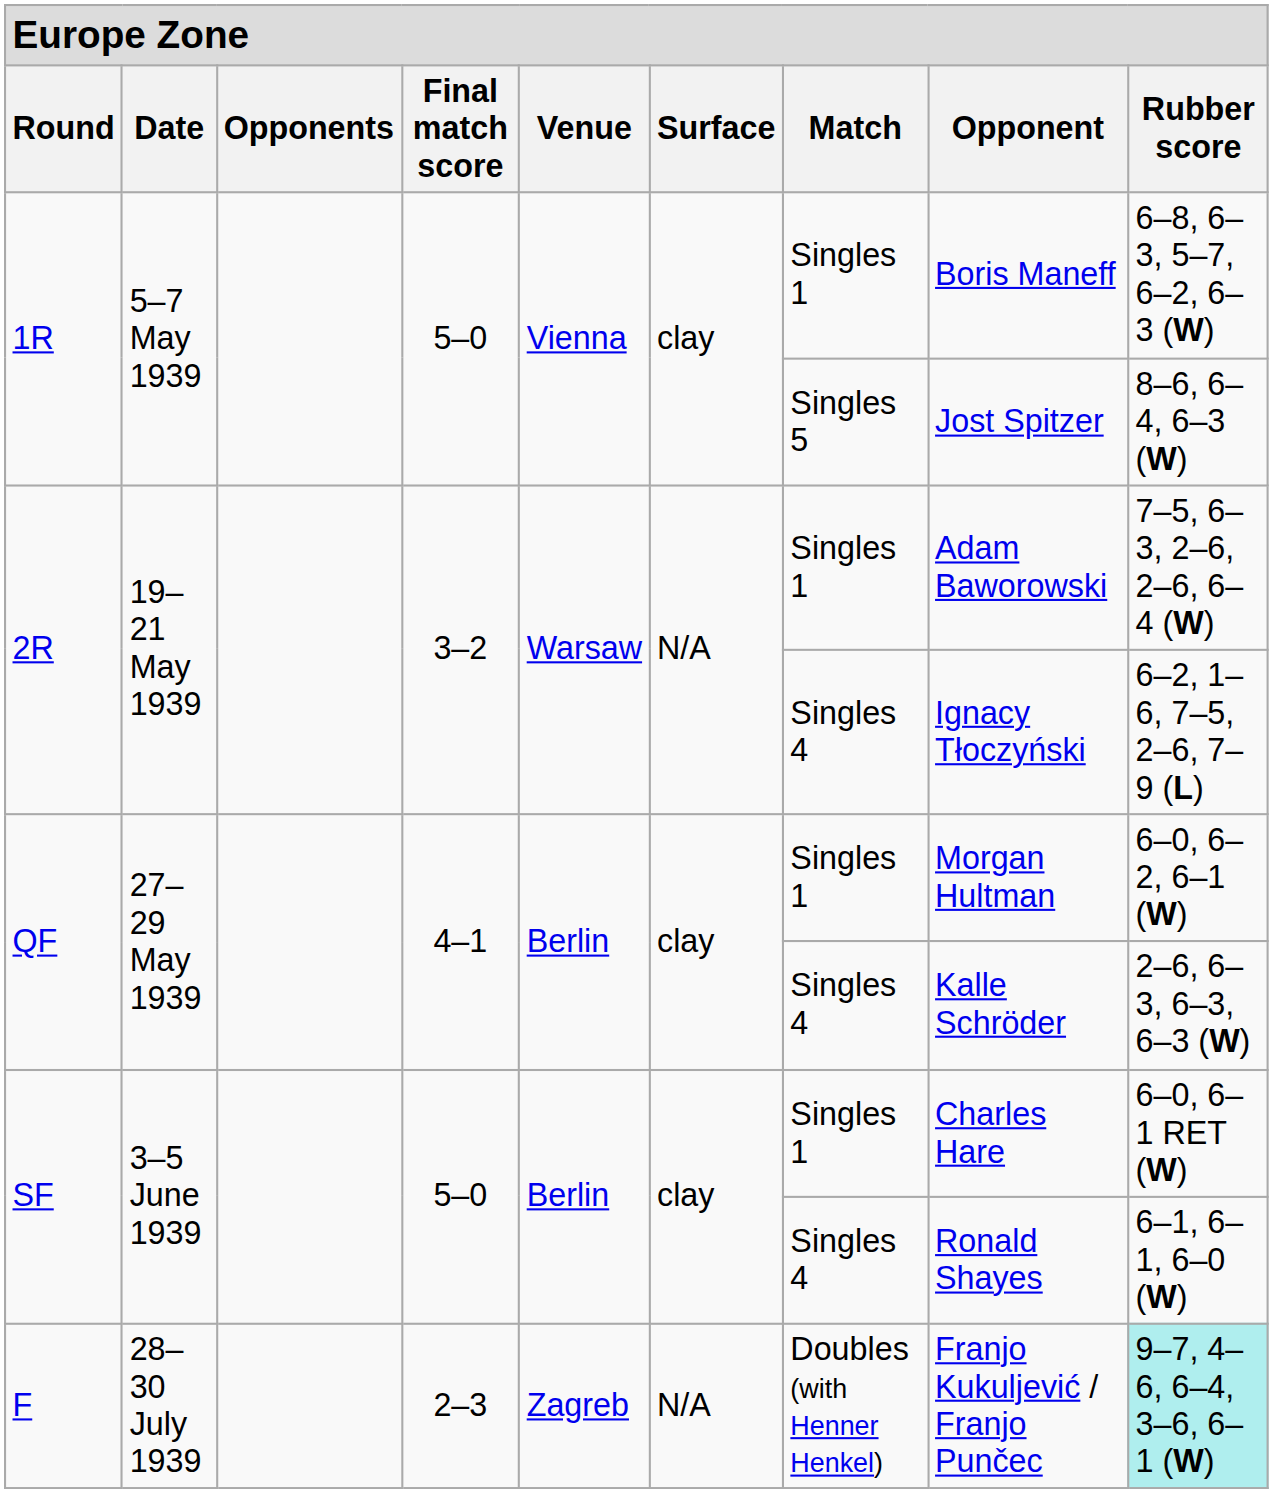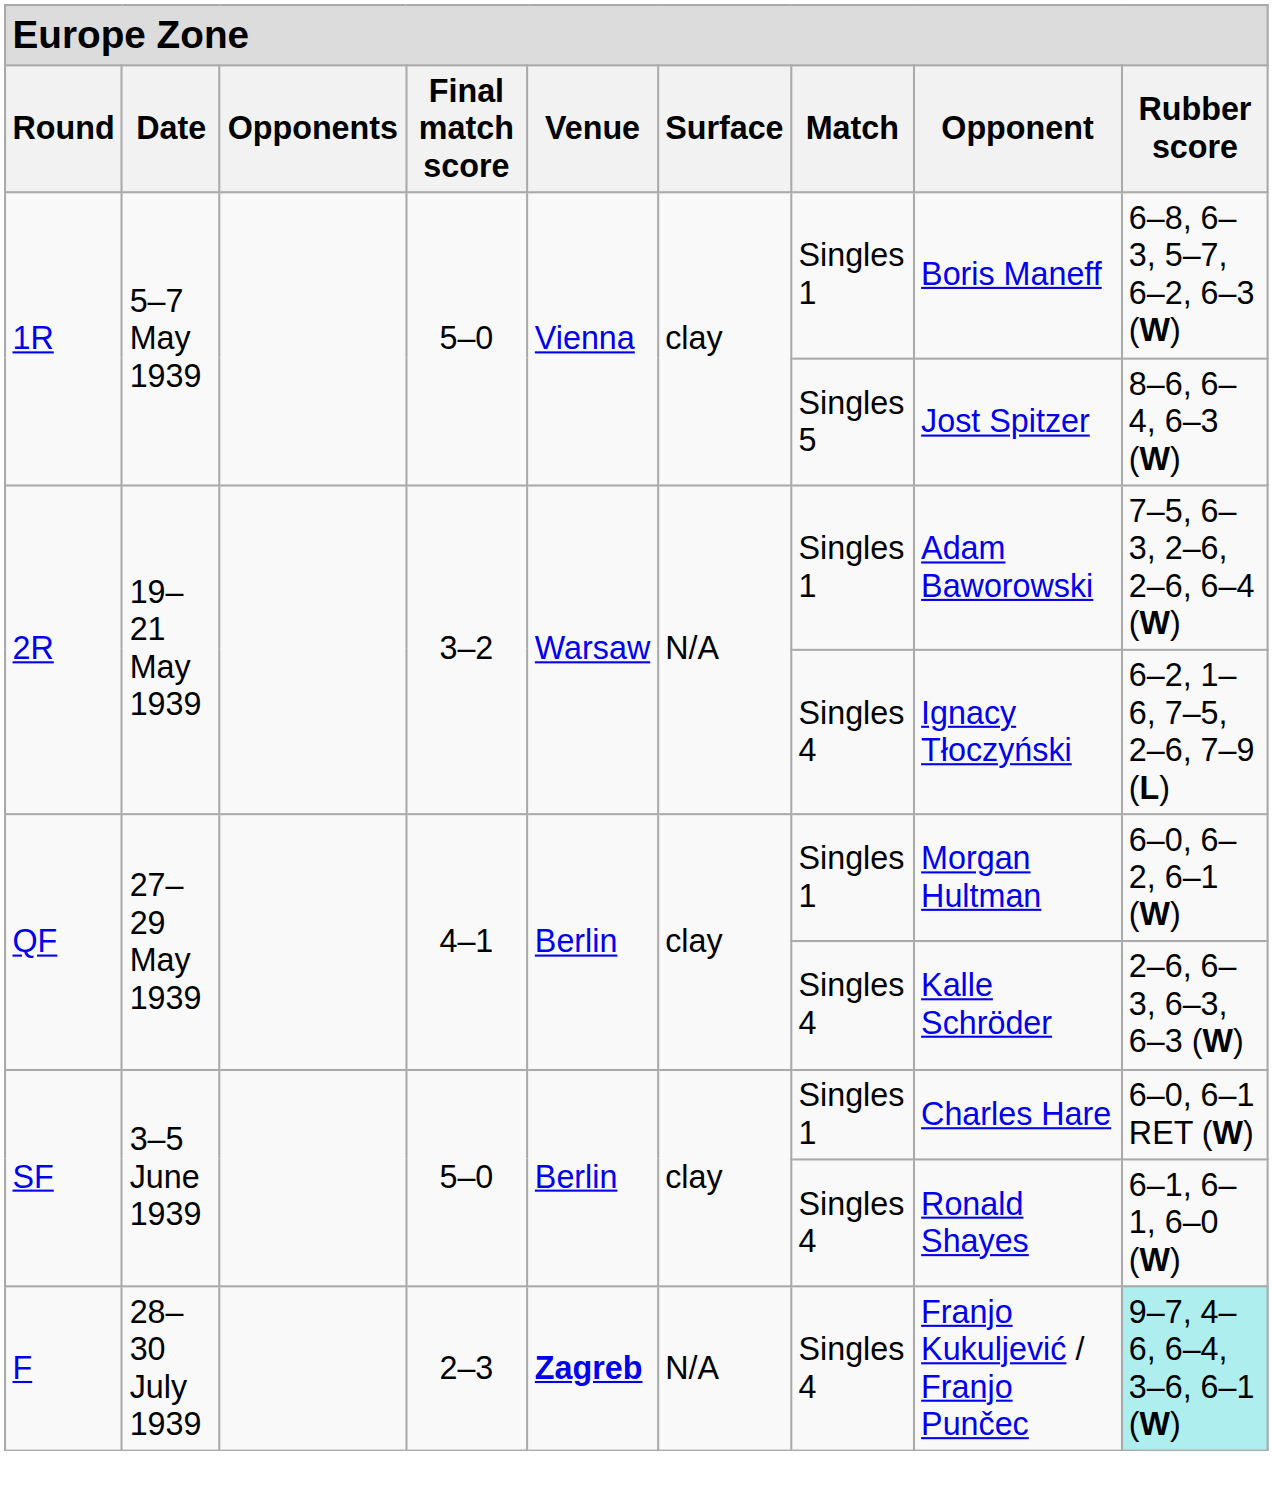(578, 1404) normal -> (589, 1367) bold
(850, 1404) Doubles (with Henner Henkel) -> (851, 1367) Singles 4
